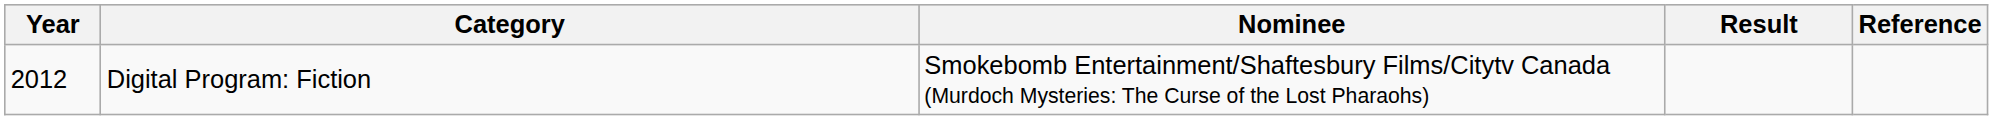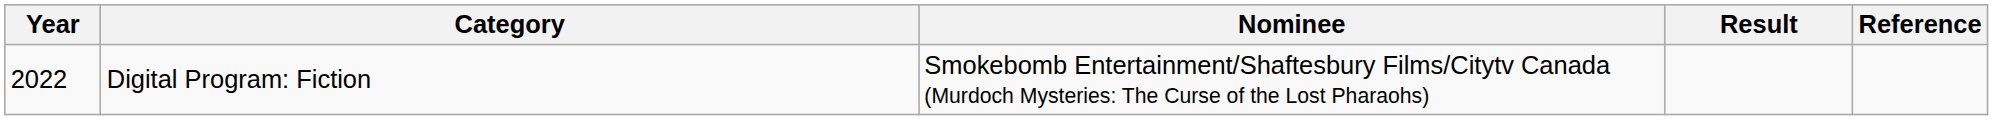(39, 79) 2012 -> (39, 79) 2022
